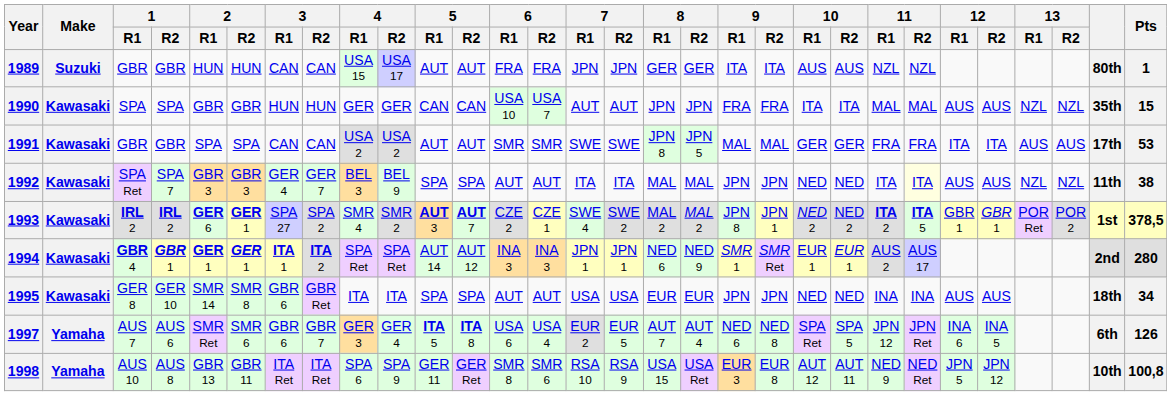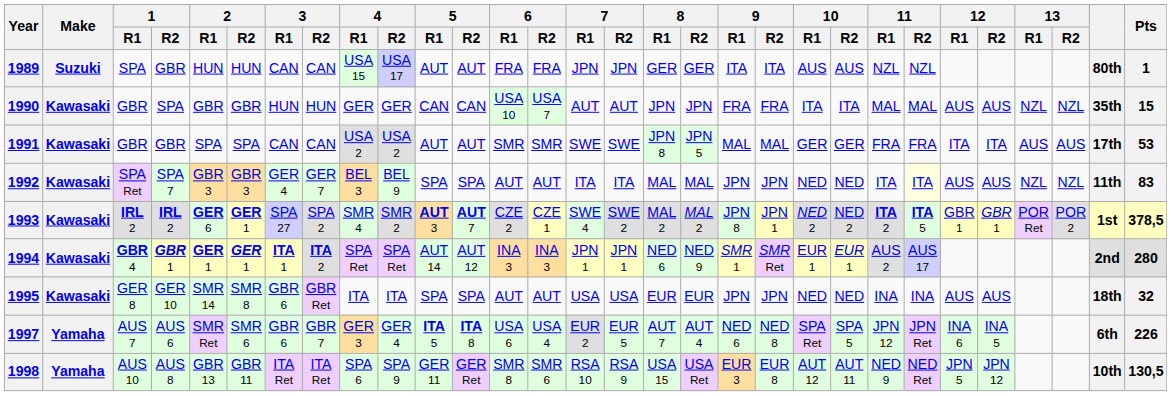(132, 68) GBR -> (132, 68) SPA
(132, 106) SPA -> (132, 106) GBR
(1146, 182) 38 -> (1146, 182) 83
(1146, 296) 34 -> (1146, 296) 32
(1146, 334) 126 -> (1146, 334) 226
(1146, 372) 100,8 -> (1146, 372) 130,5
